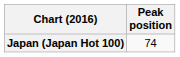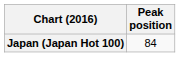(151, 43) 74 -> (151, 43) 84
